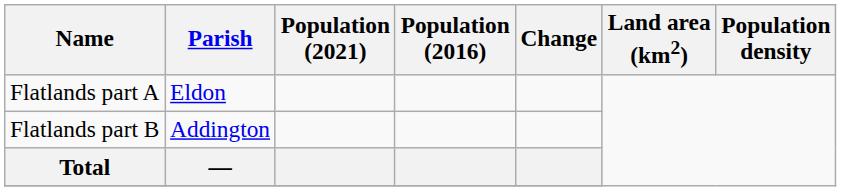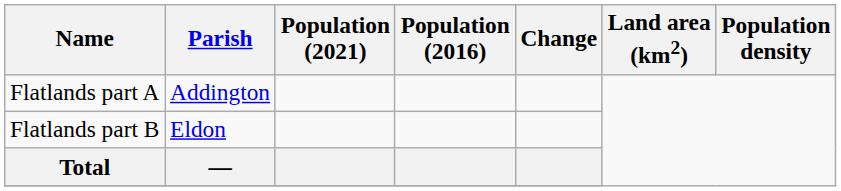(198, 92) Eldon -> (220, 92) Addington
(220, 129) Addington -> (198, 129) Eldon
